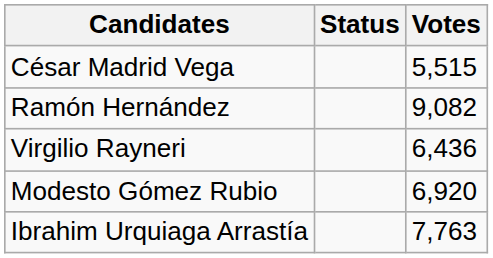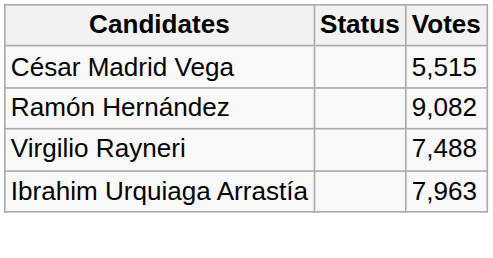(444, 149) 6,436 -> (444, 149) 7,488
- row: (144, 190)
(444, 231) 7,763 -> (444, 190) 7,963
